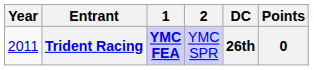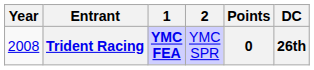columns swapped: (241, 15) <-> (283, 15)
(23, 45) 2011 -> (24, 45) 2008
